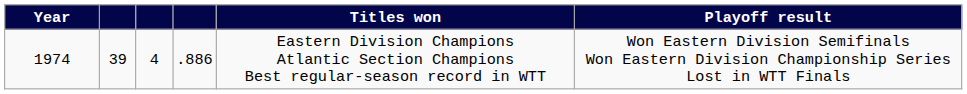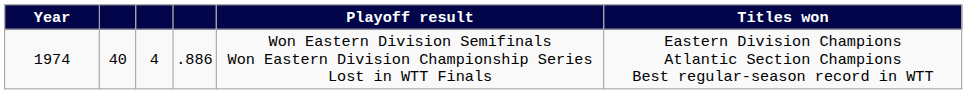columns swapped: (768, 17) <-> (395, 17)
(118, 59) 39 -> (118, 59) 40
